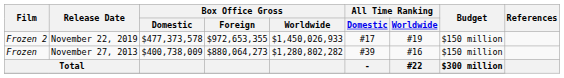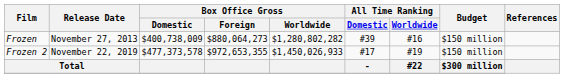rows swapped: (22, 53) <-> (27, 39)
